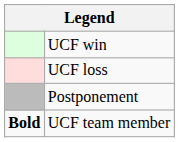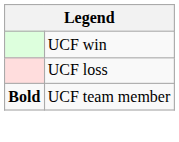- row: (93, 97)
